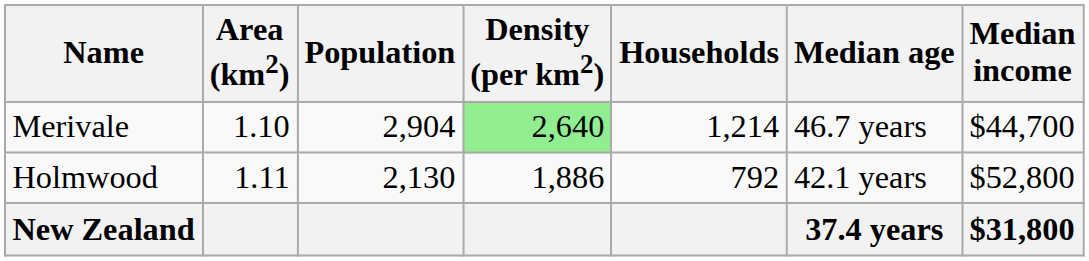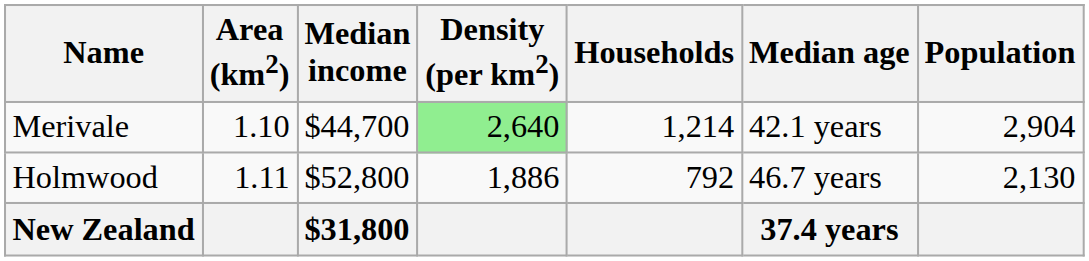columns swapped: (380, 52) <-> (1023, 52)
(860, 126) 46.7 years -> (815, 126) 42.1 years
(860, 177) 42.1 years -> (815, 177) 46.7 years
